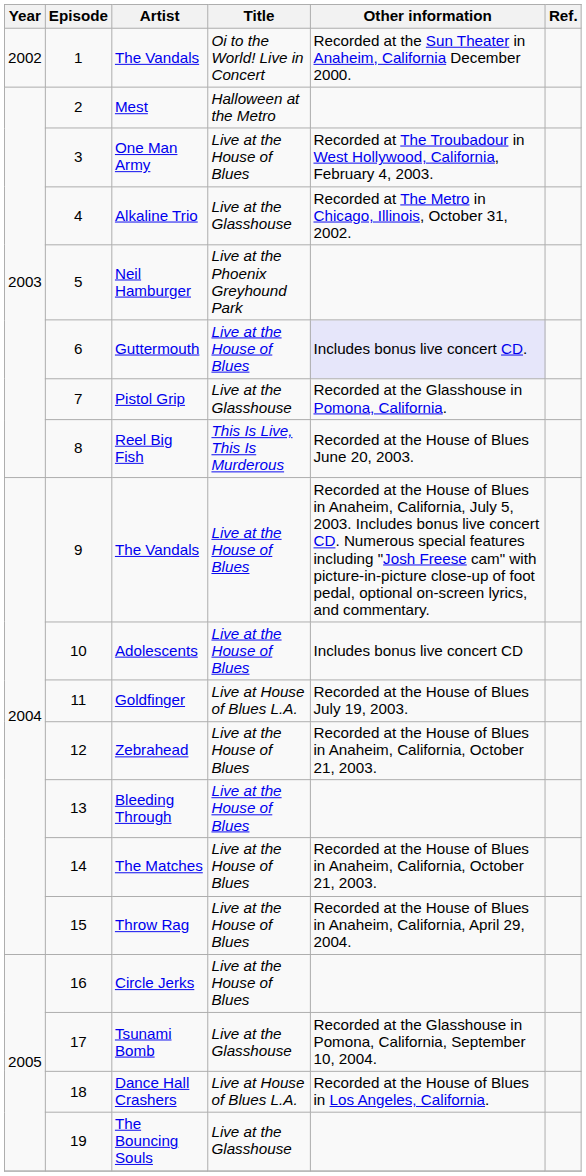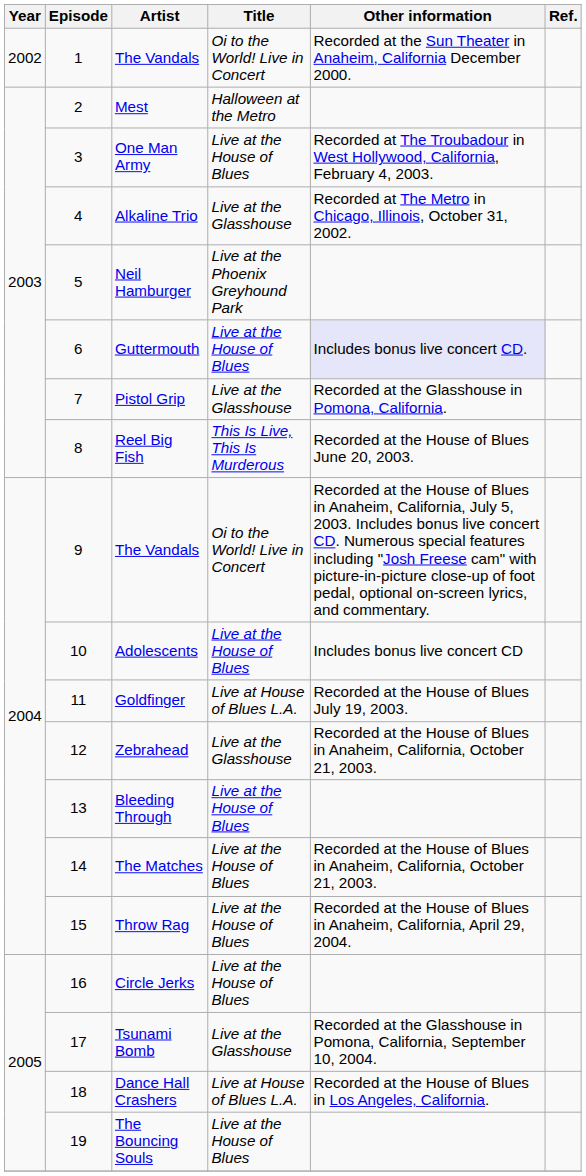(247, 549) Live at the House of Blues -> (257, 549) Oi to the World! Live in Concert
(247, 750) Live at the House of Blues -> (252, 750) Live at the Glasshouse
(252, 1141) Live at the Glasshouse -> (247, 1141) Live at the House of Blues
